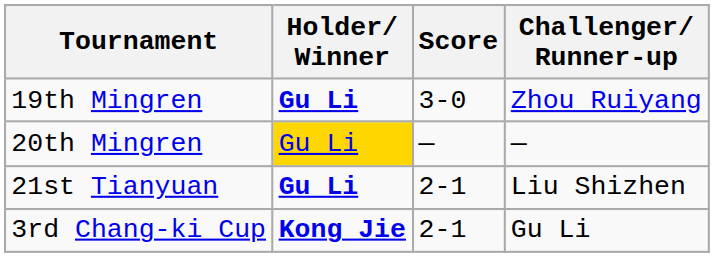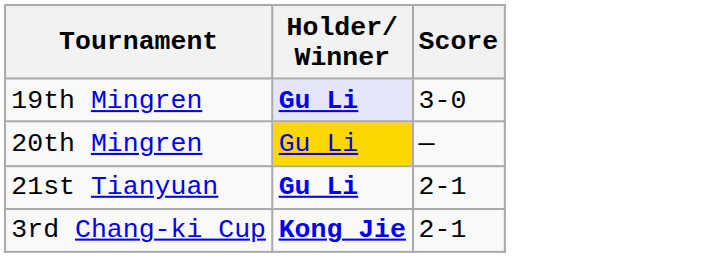- column: (606, 42)
(318, 100) no background -> (318, 100) lavender background
